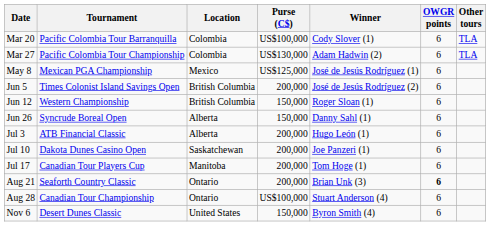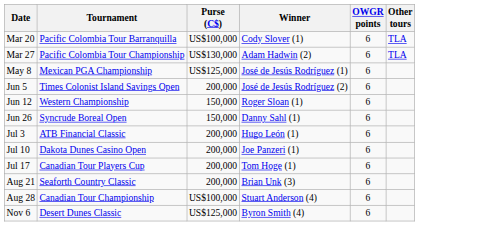- column: (222, 18)
(439, 181) bold -> (368, 181) normal
(292, 213) 150,000 -> (213, 213) US$125,000
